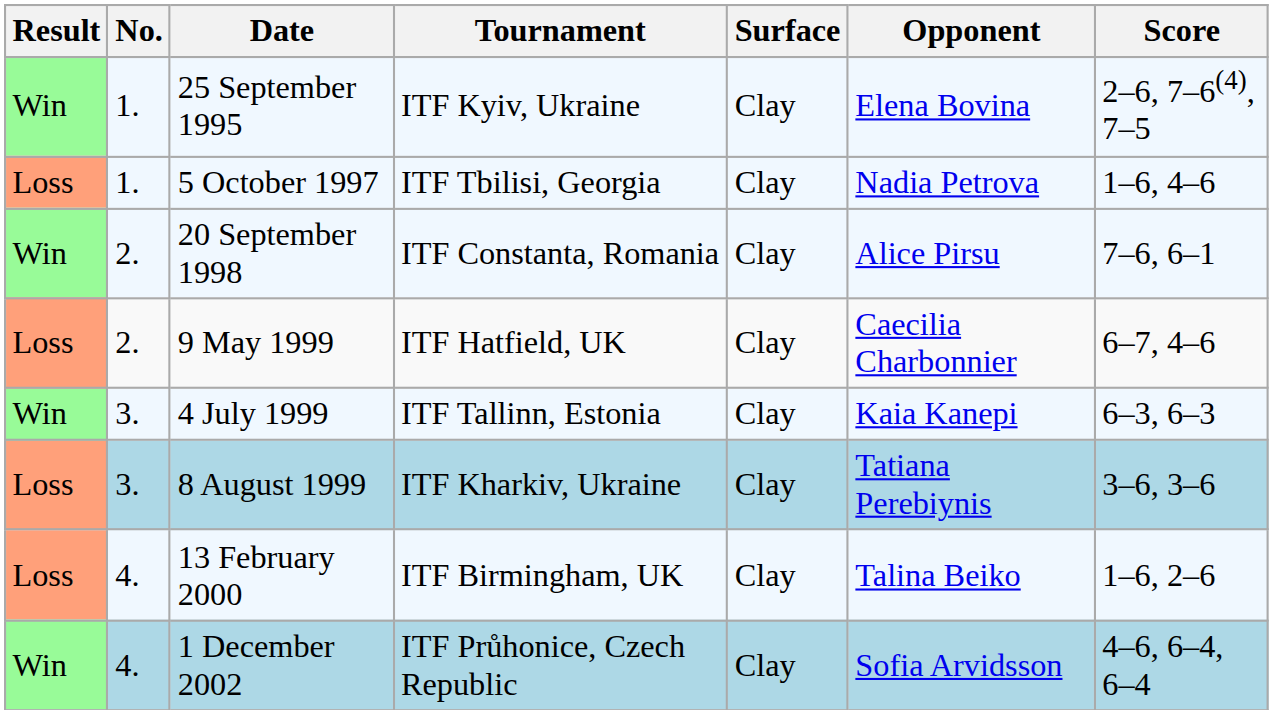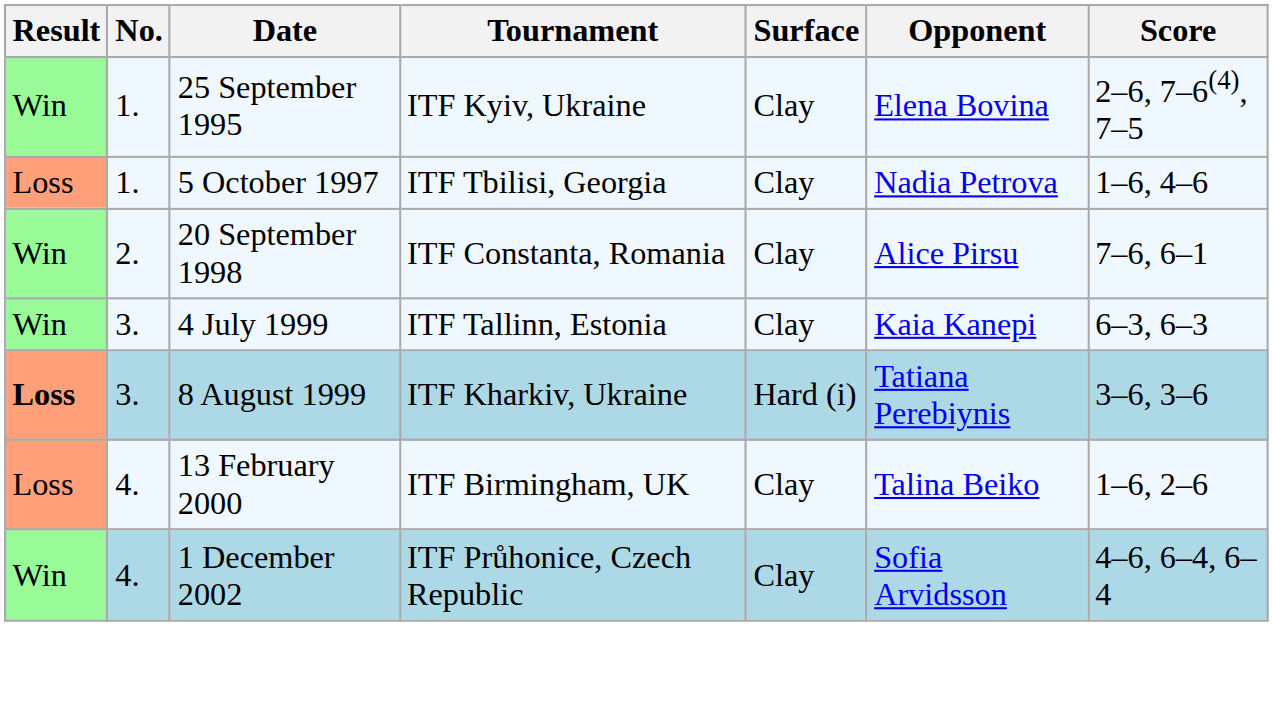- row: (256, 342)
(43, 484) normal -> (44, 394) bold
(765, 484) Clay -> (805, 394) Hard (i)
